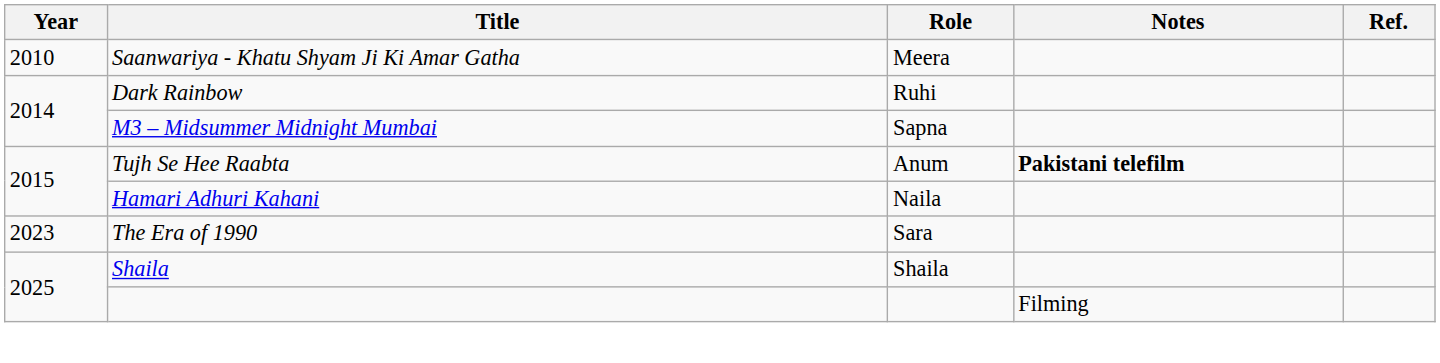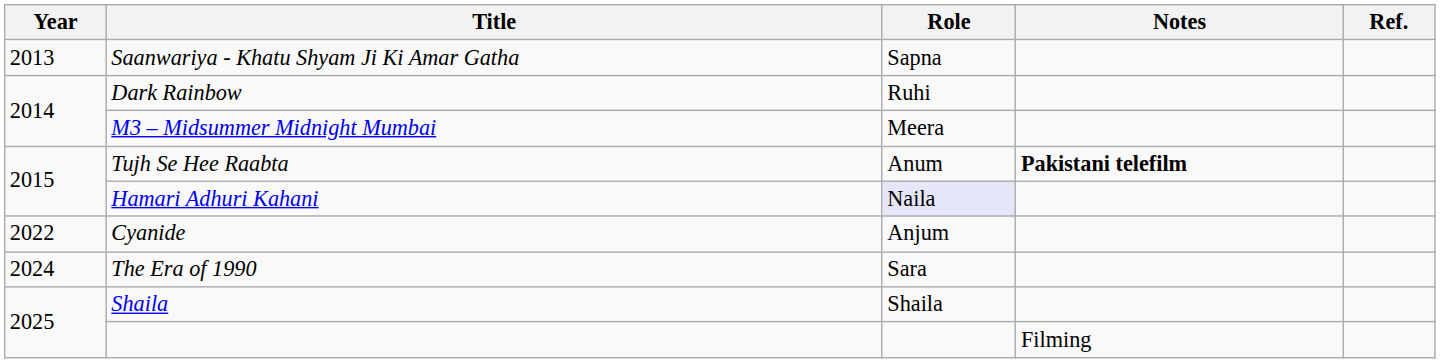(32, 57) 2010 -> (32, 57) 2013
(921, 57) Meera -> (914, 57) Sapna
(920, 127) Sapna -> (916, 127) Meera
(917, 198) no background -> (911, 198) lavender background
+ row: (148, 233)
(32, 233) 2023 -> (32, 269) 2024
